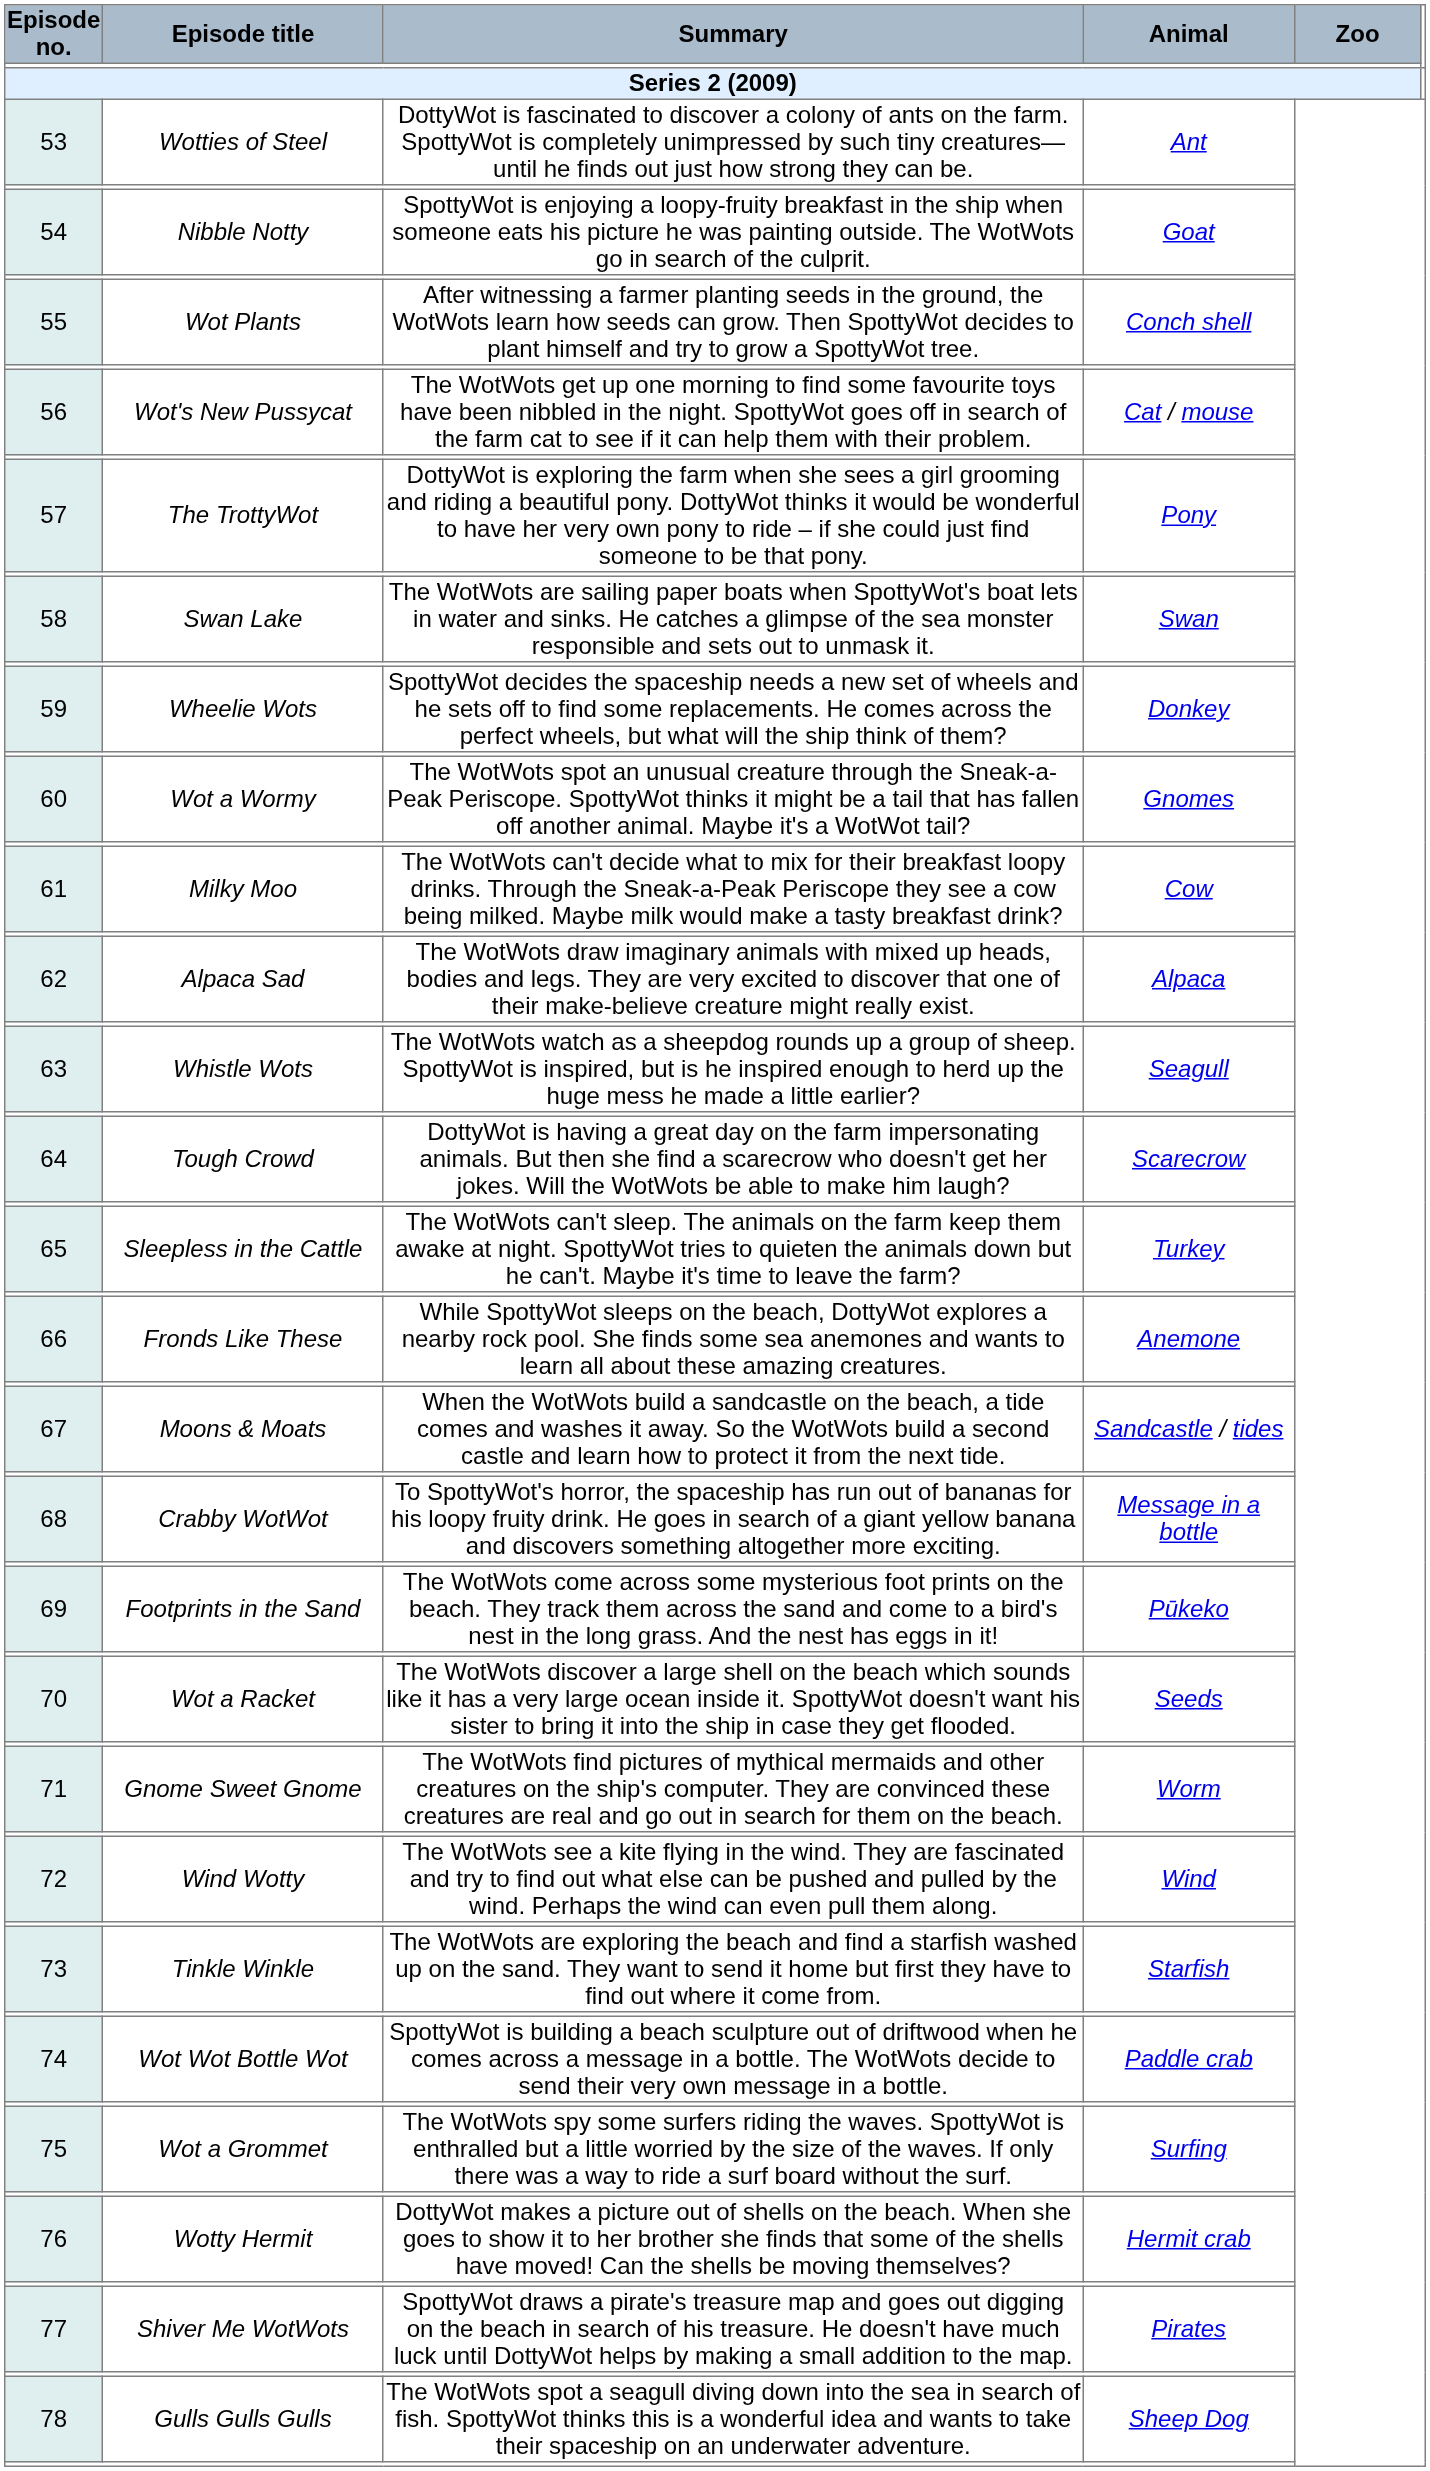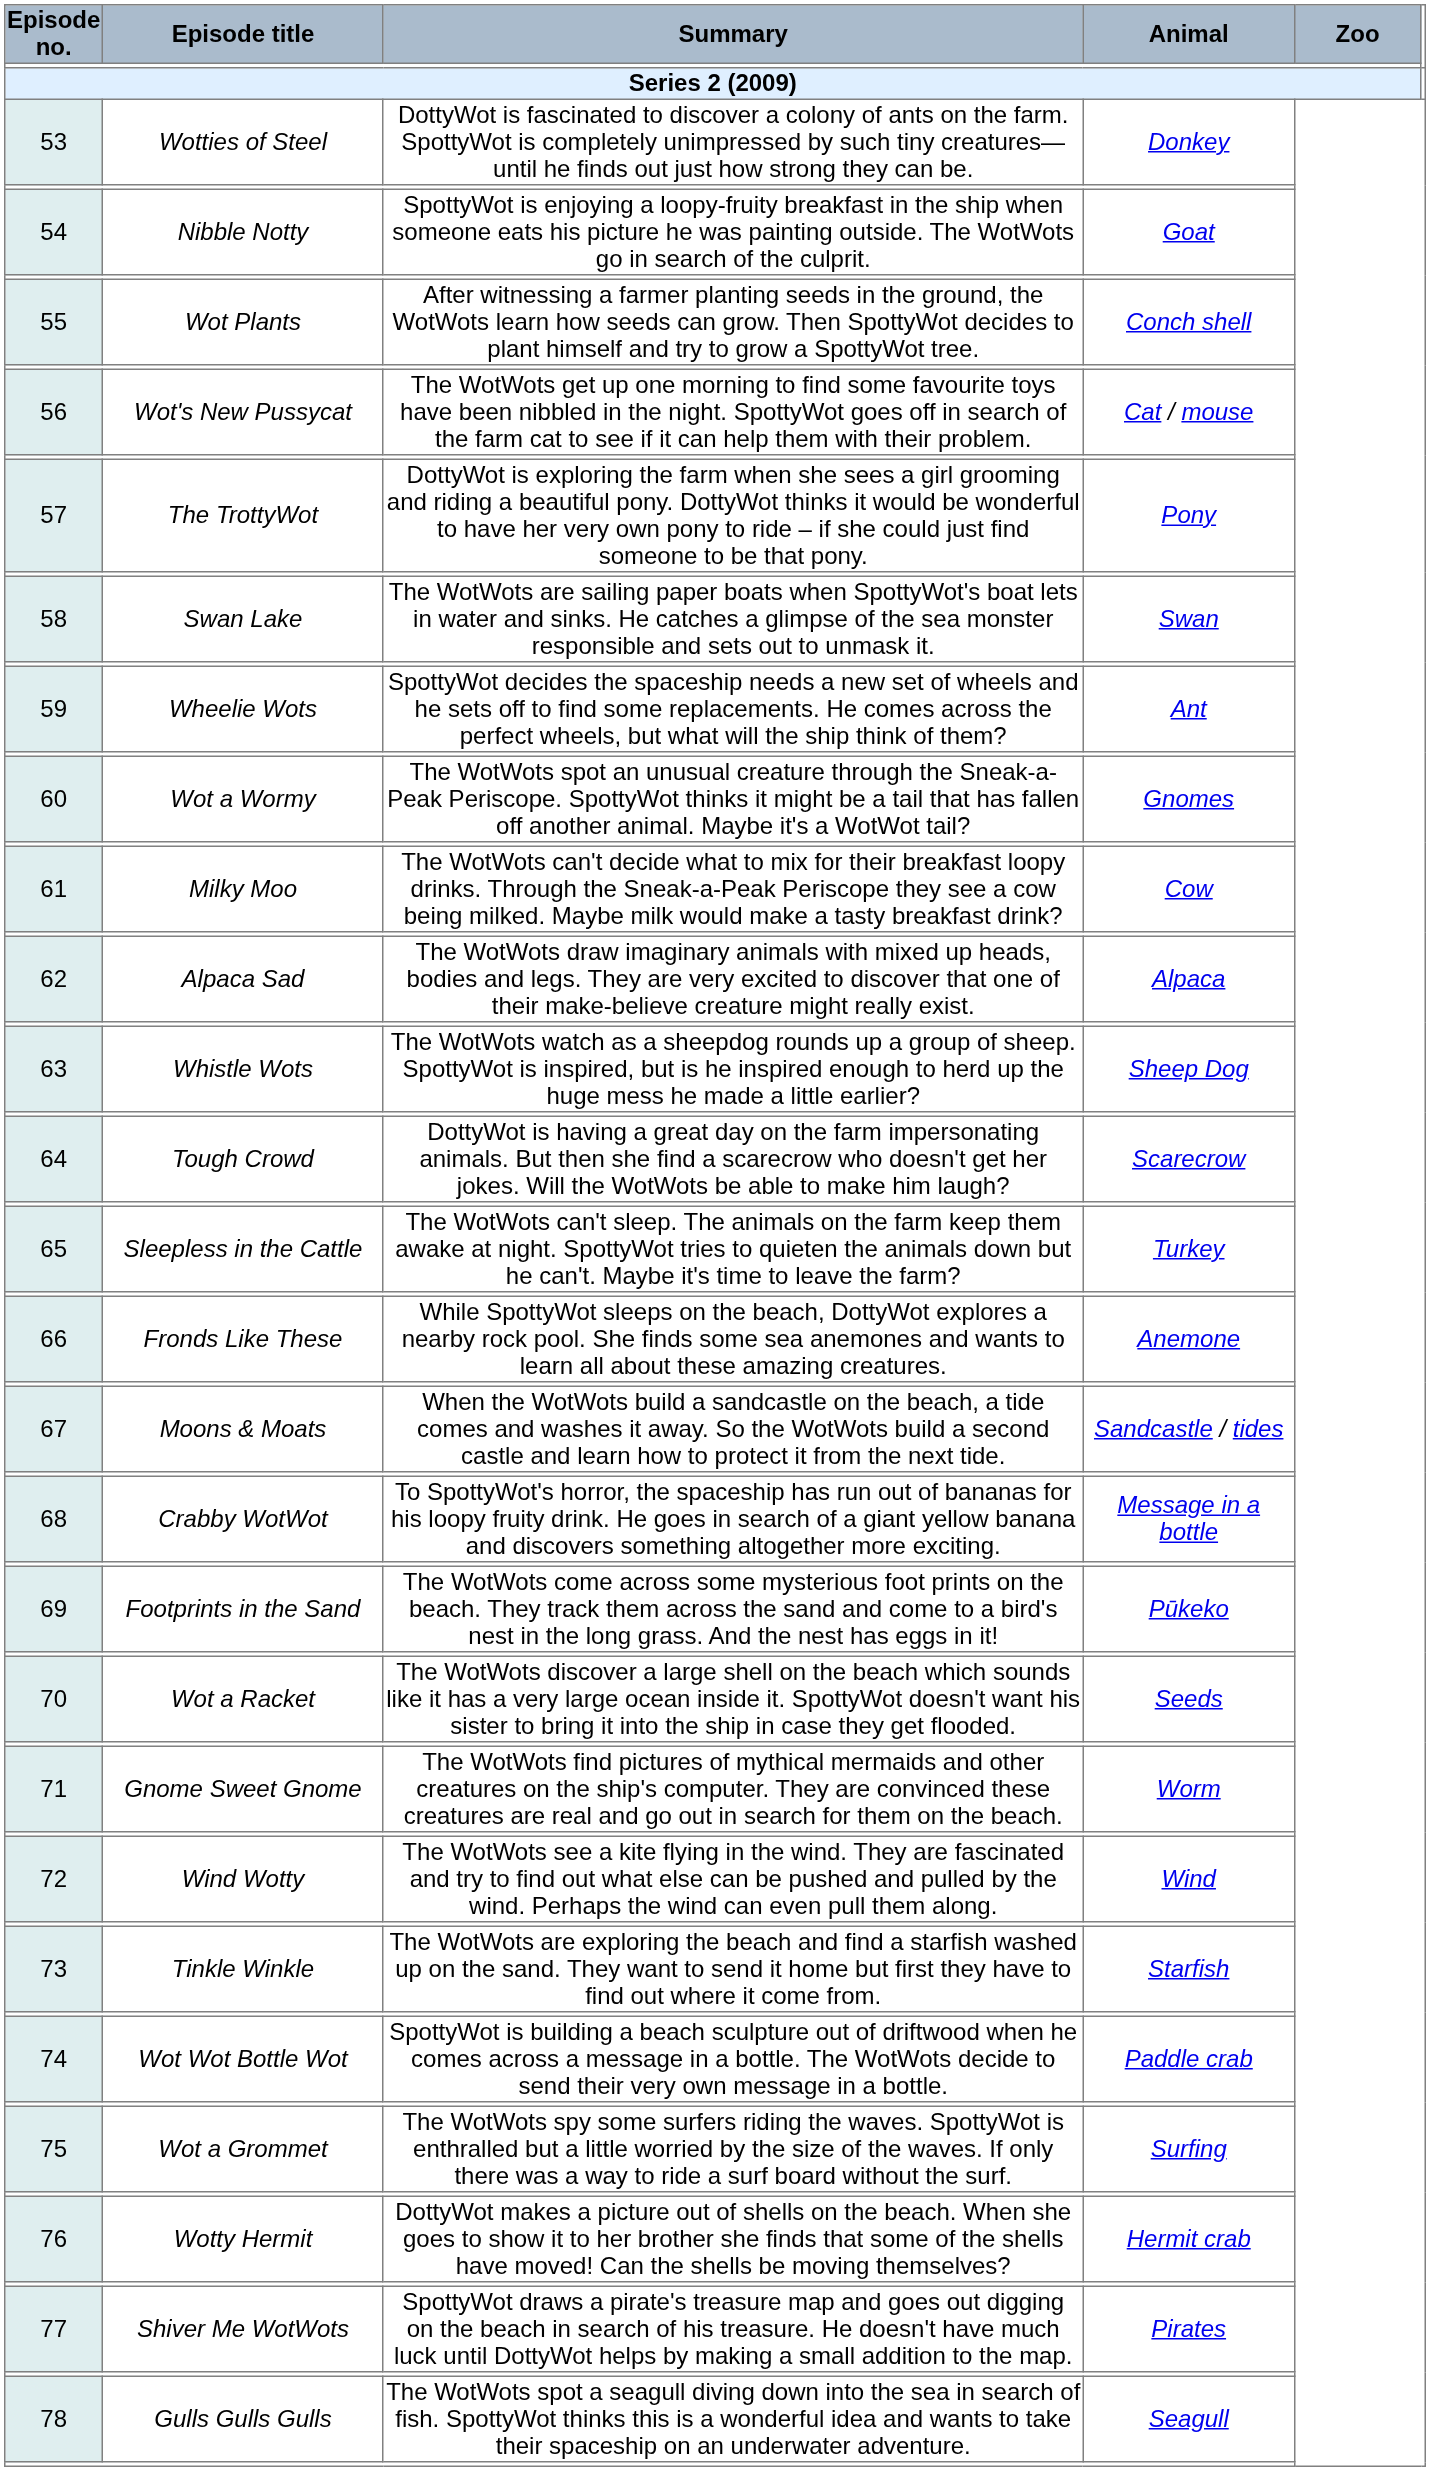(1189, 141) Ant -> (1189, 141) Donkey
(1189, 708) Donkey -> (1189, 708) Ant
(1189, 1068) Seagull -> (1189, 1068) Sheep Dog
(1189, 2418) Sheep Dog -> (1189, 2418) Seagull
